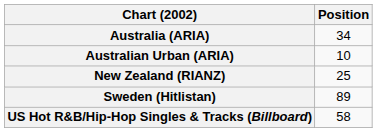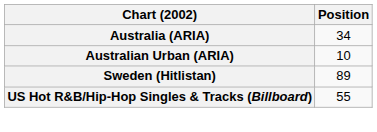- row: (160, 76)
(344, 117) 58 -> (344, 96) 55
